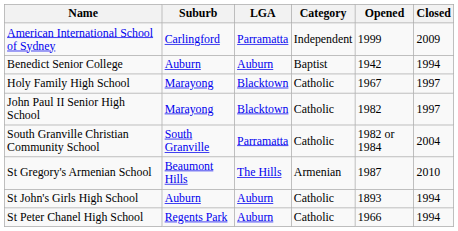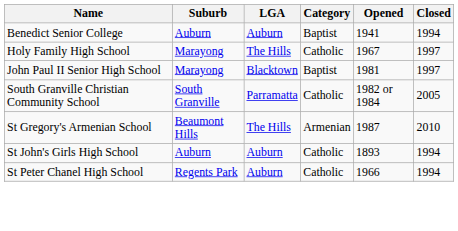- row: (80, 39)
(370, 64) 1942 -> (368, 32) 1941
(263, 83) Blacktown -> (269, 51) The Hills
(314, 108) Catholic -> (320, 70) Baptist
(370, 108) 1982 -> (368, 70) 1981
(428, 141) 2004 -> (428, 95) 2005
